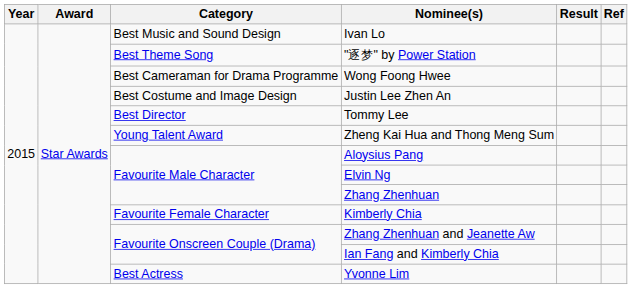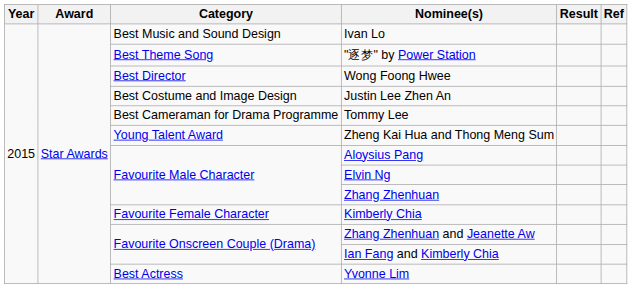(226, 76) Best Cameraman for Drama Programme -> (150, 76) Best Director
(150, 115) Best Director -> (226, 115) Best Cameraman for Drama Programme
